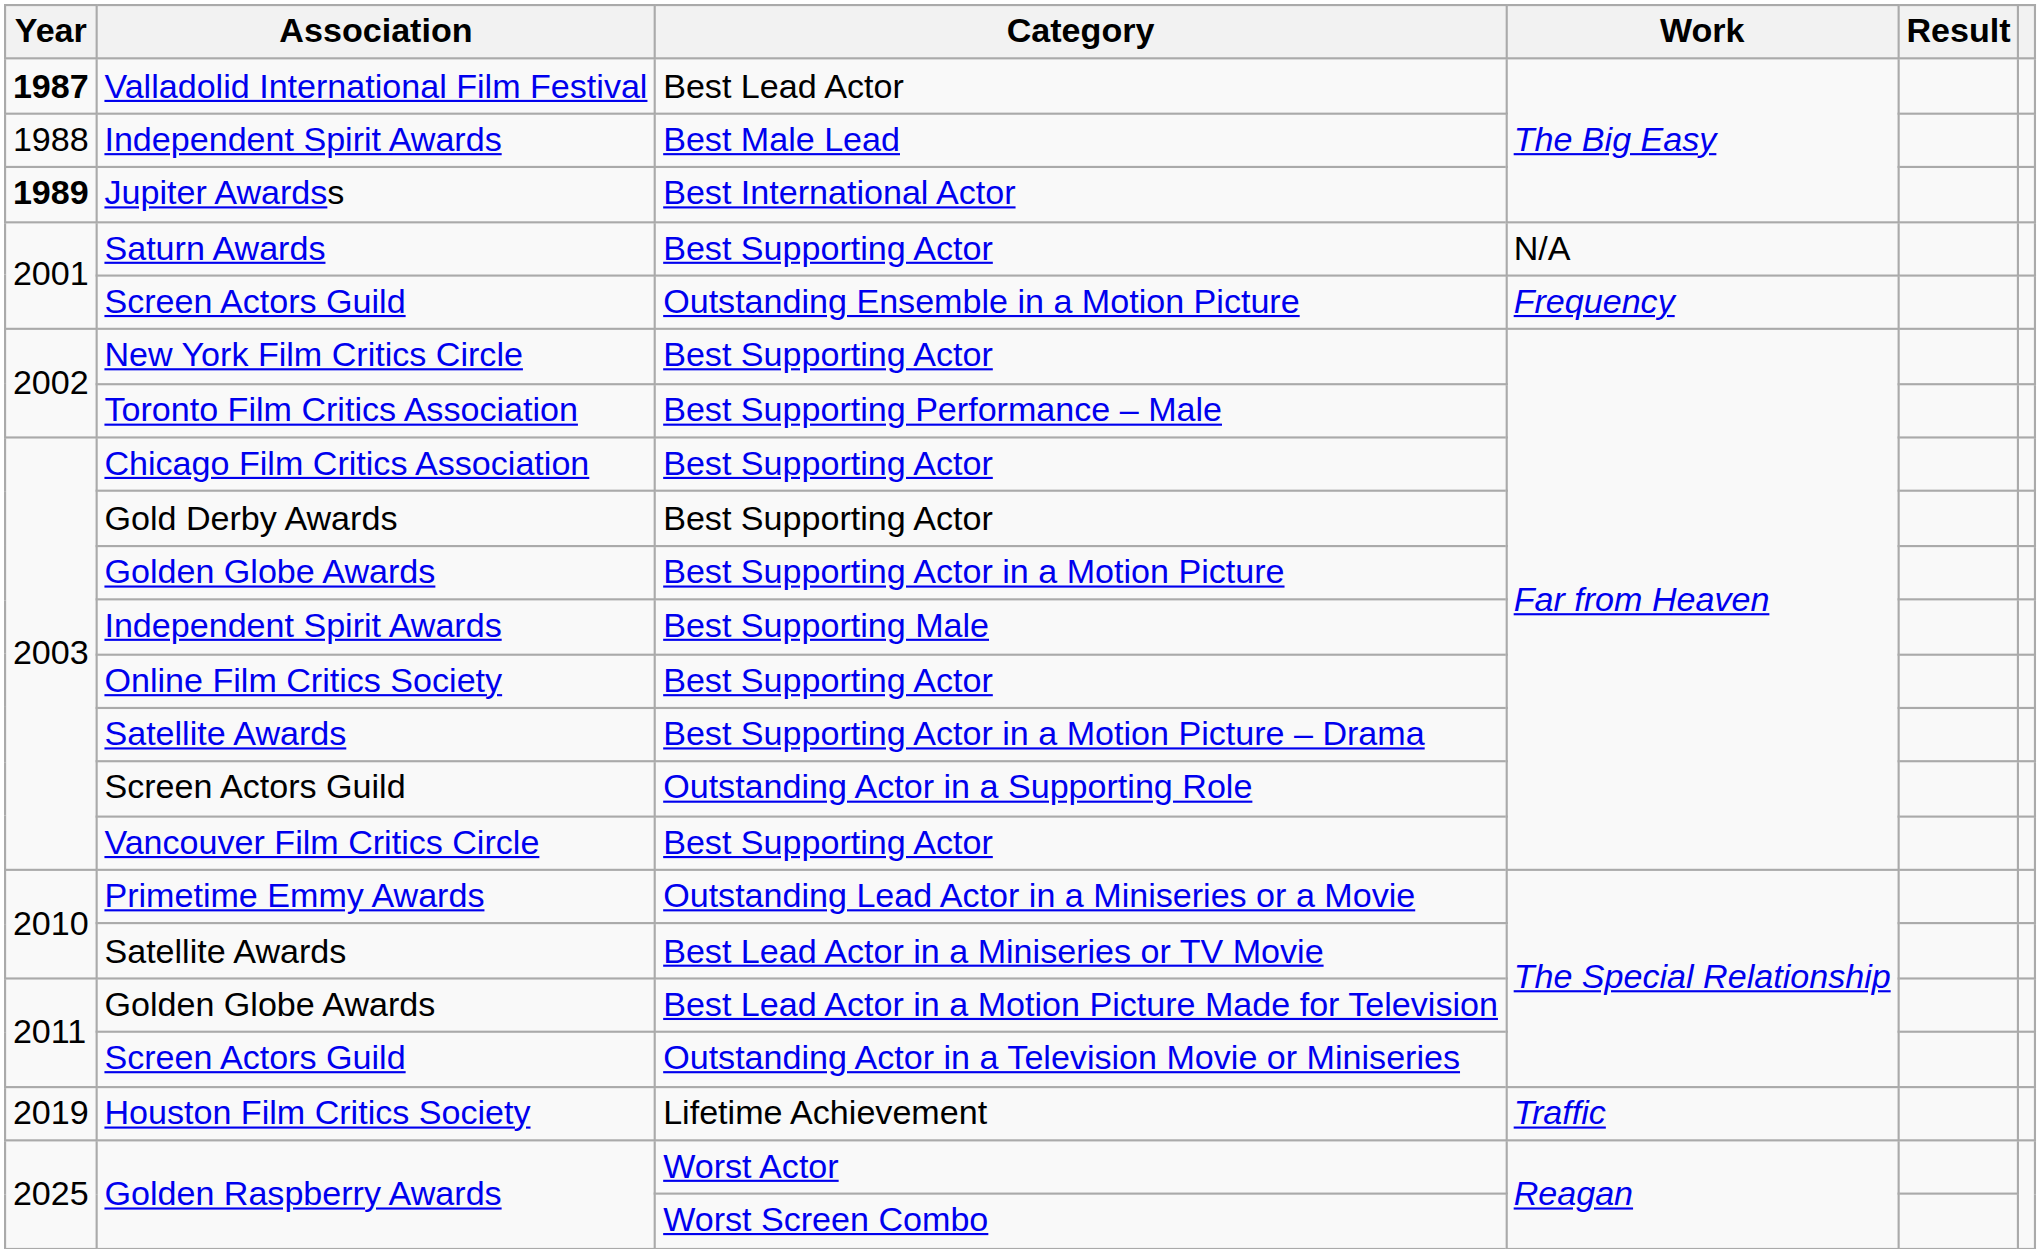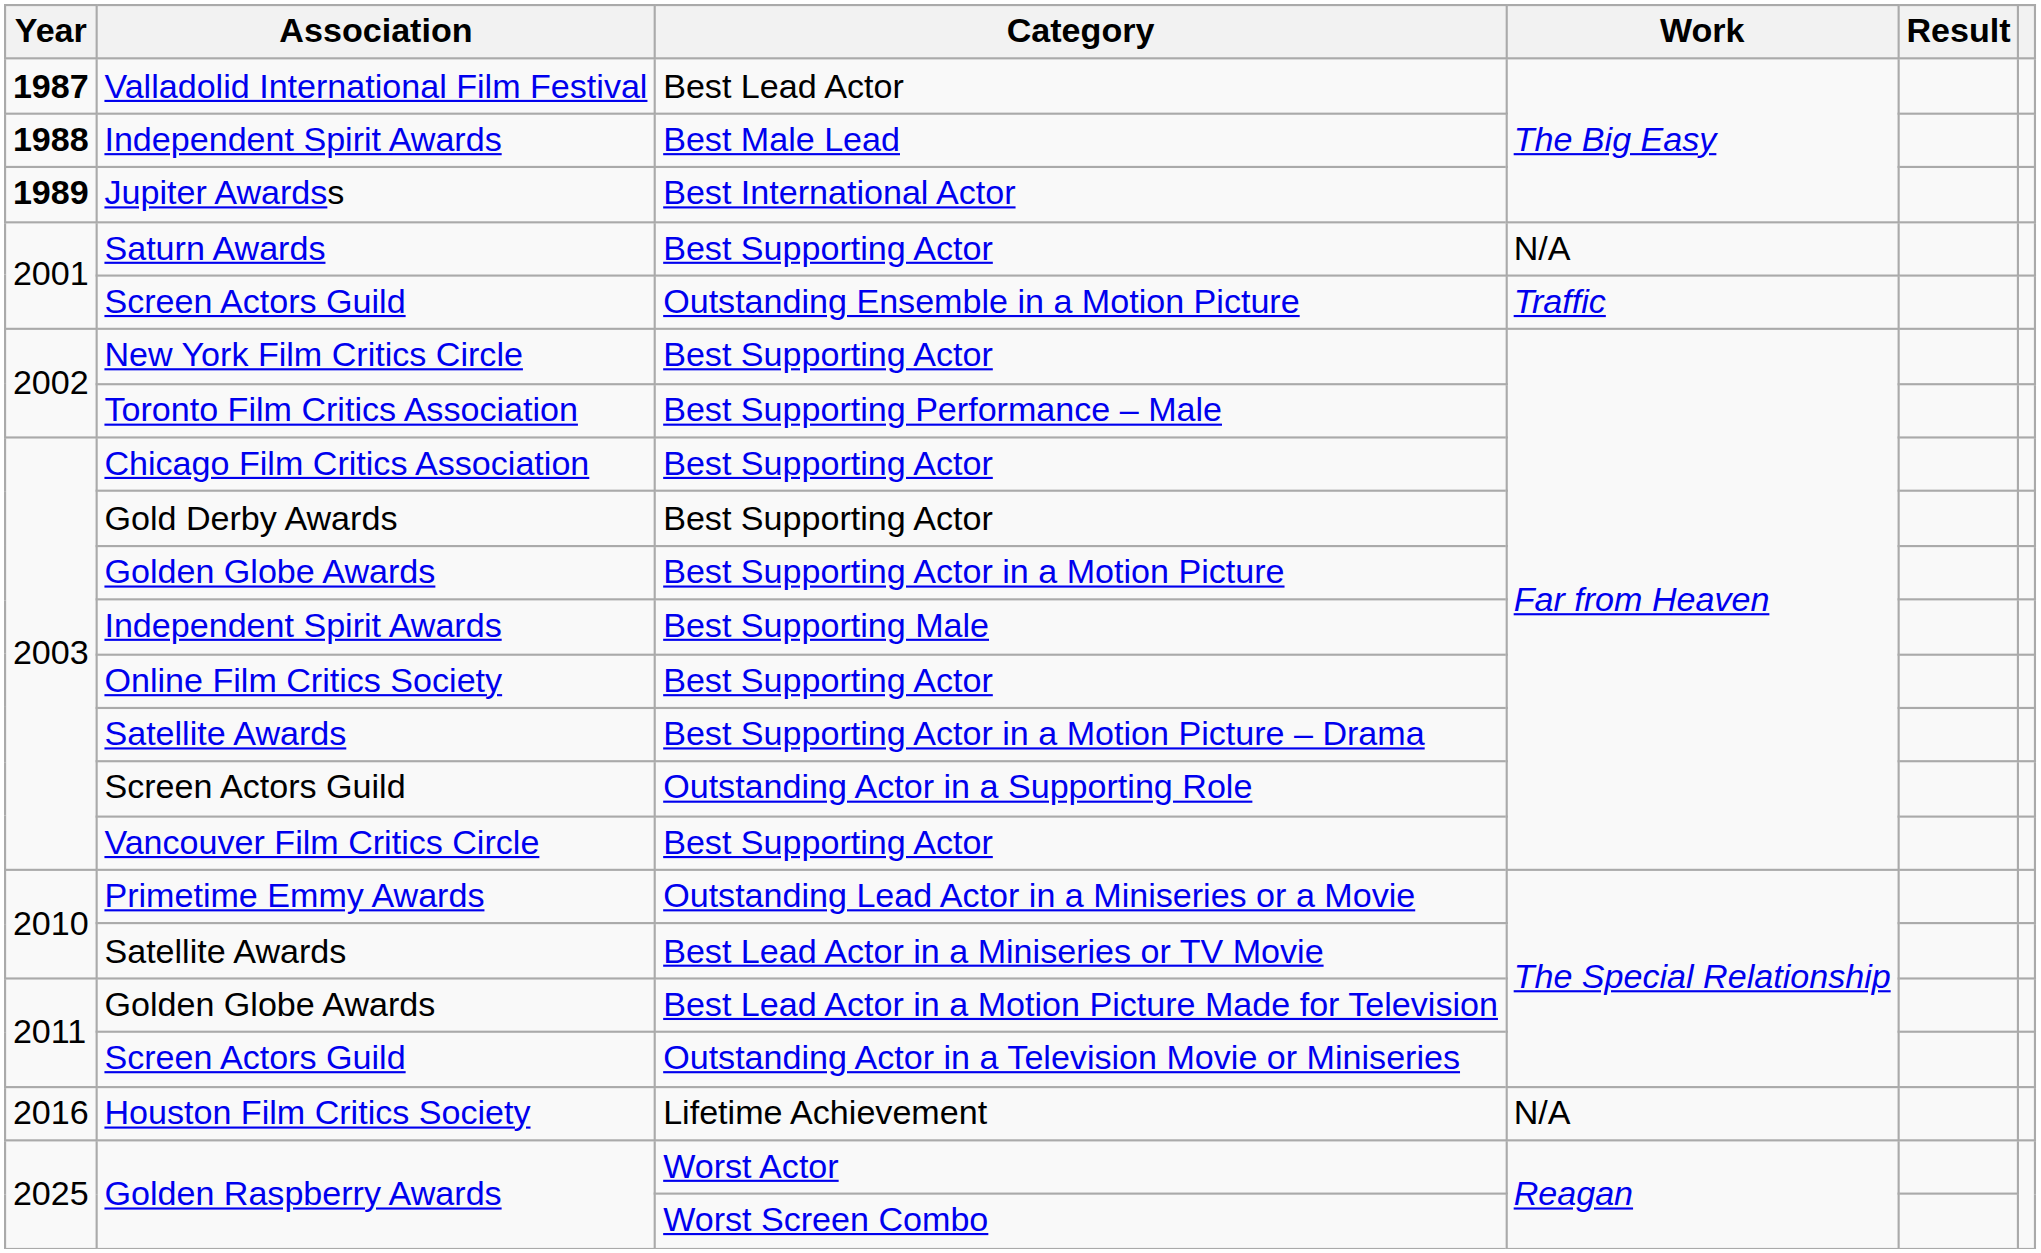(51, 139) normal -> (51, 139) bold
(1594, 301) Frequency -> (1560, 301) Traffic
(51, 1112) 2019 -> (51, 1112) 2016
(1560, 1112) Traffic -> (1542, 1112) N/A
